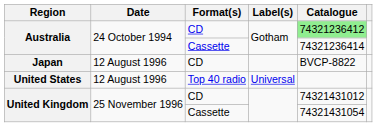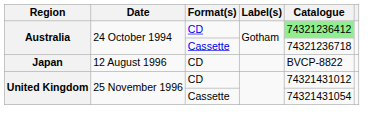(332, 46) 74321236414 -> (319, 46) 74321236718
- row: (48, 79)
